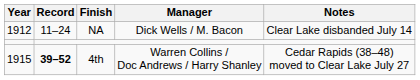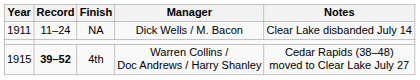(19, 30) 1912 -> (19, 30) 1911
